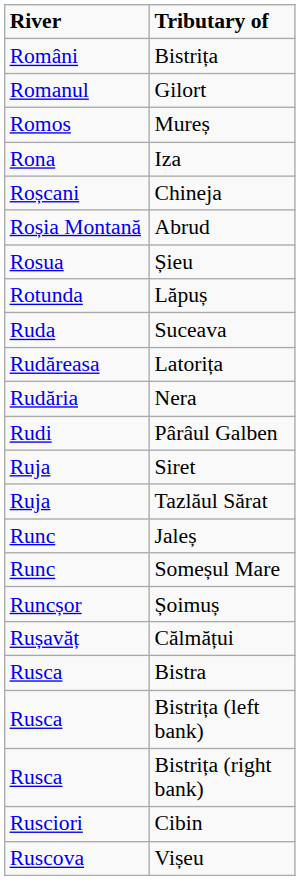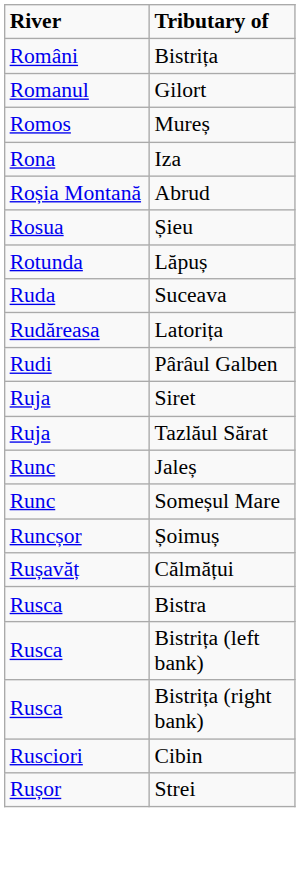- row: (188, 192)
- row: (176, 398)
- row: (179, 858)
+ row: (175, 789)
